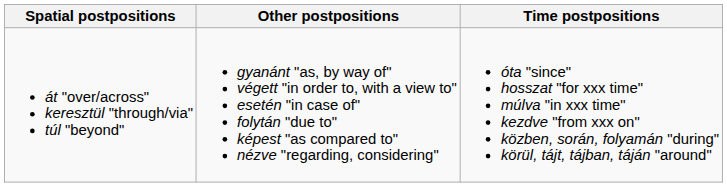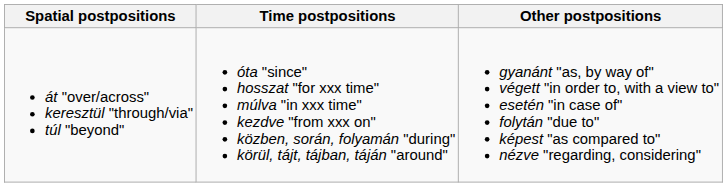columns swapped: (591, 16) <-> (328, 16)
